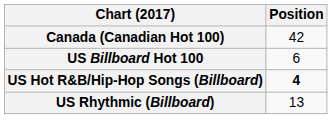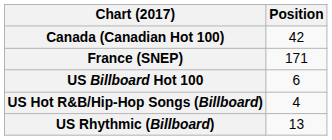+ row: (135, 59)
(296, 80) bold -> (296, 102) normal
